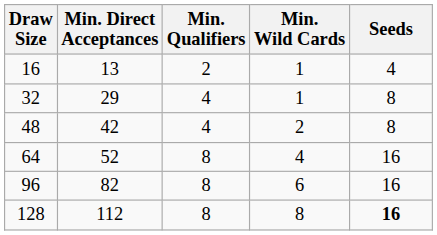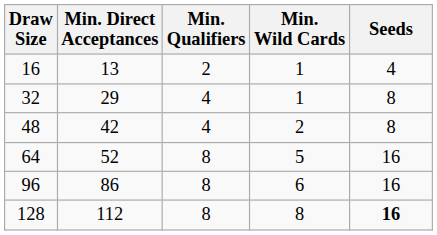(300, 156) 4 -> (300, 156) 5
(110, 185) 82 -> (110, 185) 86
